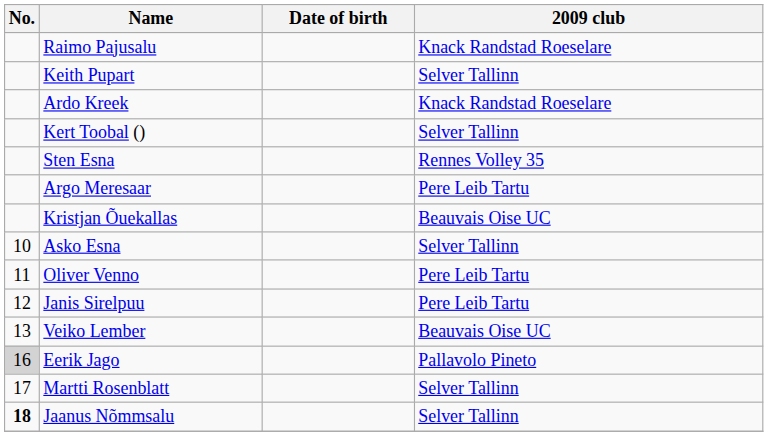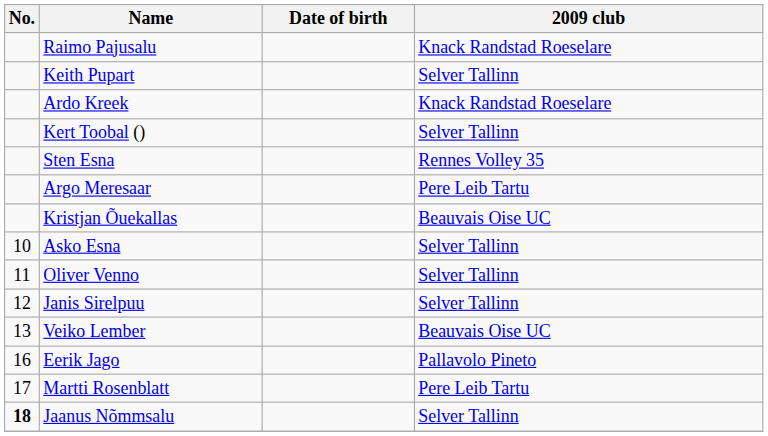(474, 274) Pere Leib Tartu -> (468, 274) Selver Tallinn
(474, 302) Pere Leib Tartu -> (468, 302) Selver Tallinn
(22, 359) lightgrey background -> (22, 359) no background
(468, 388) Selver Tallinn -> (474, 388) Pere Leib Tartu
